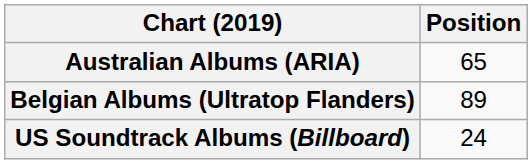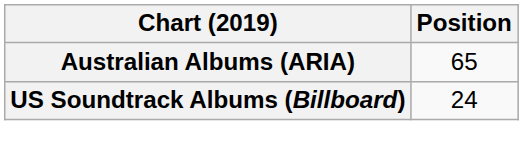- row: (213, 100)
